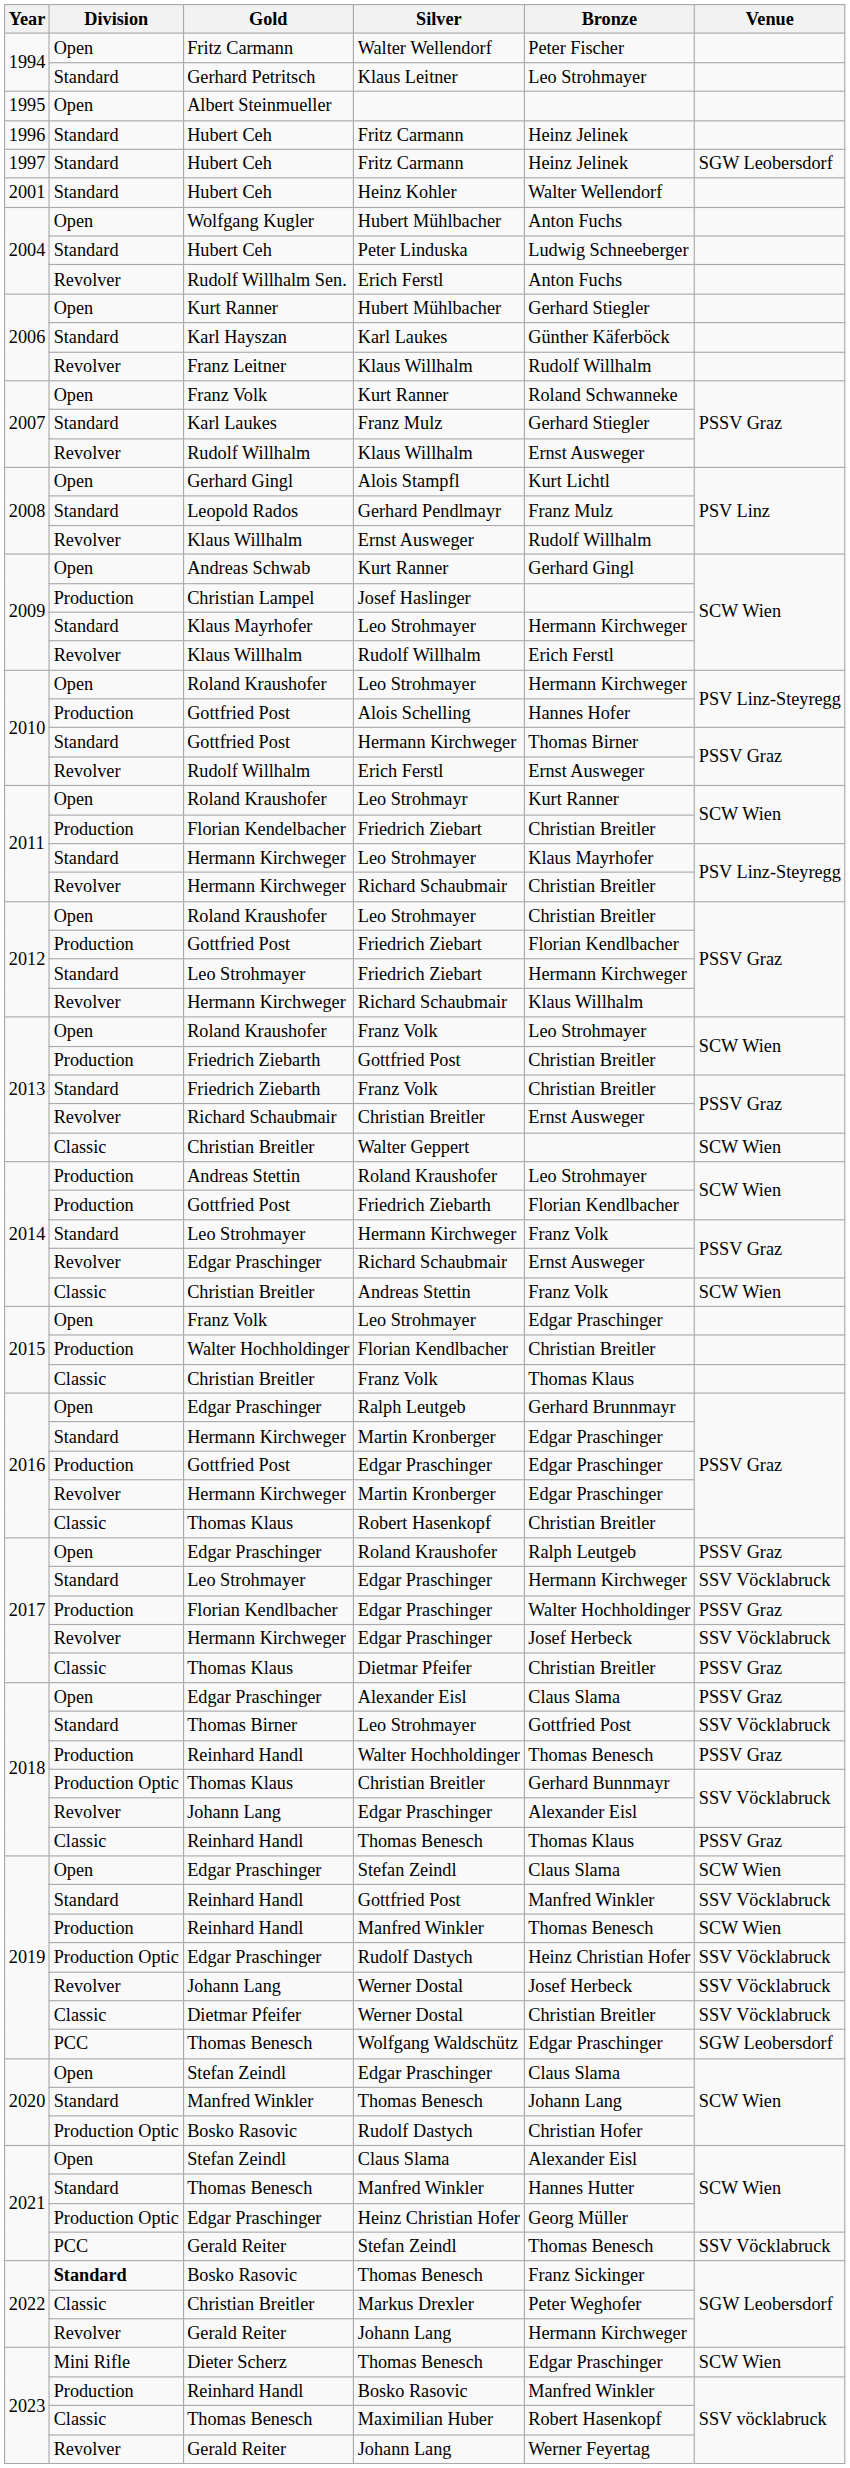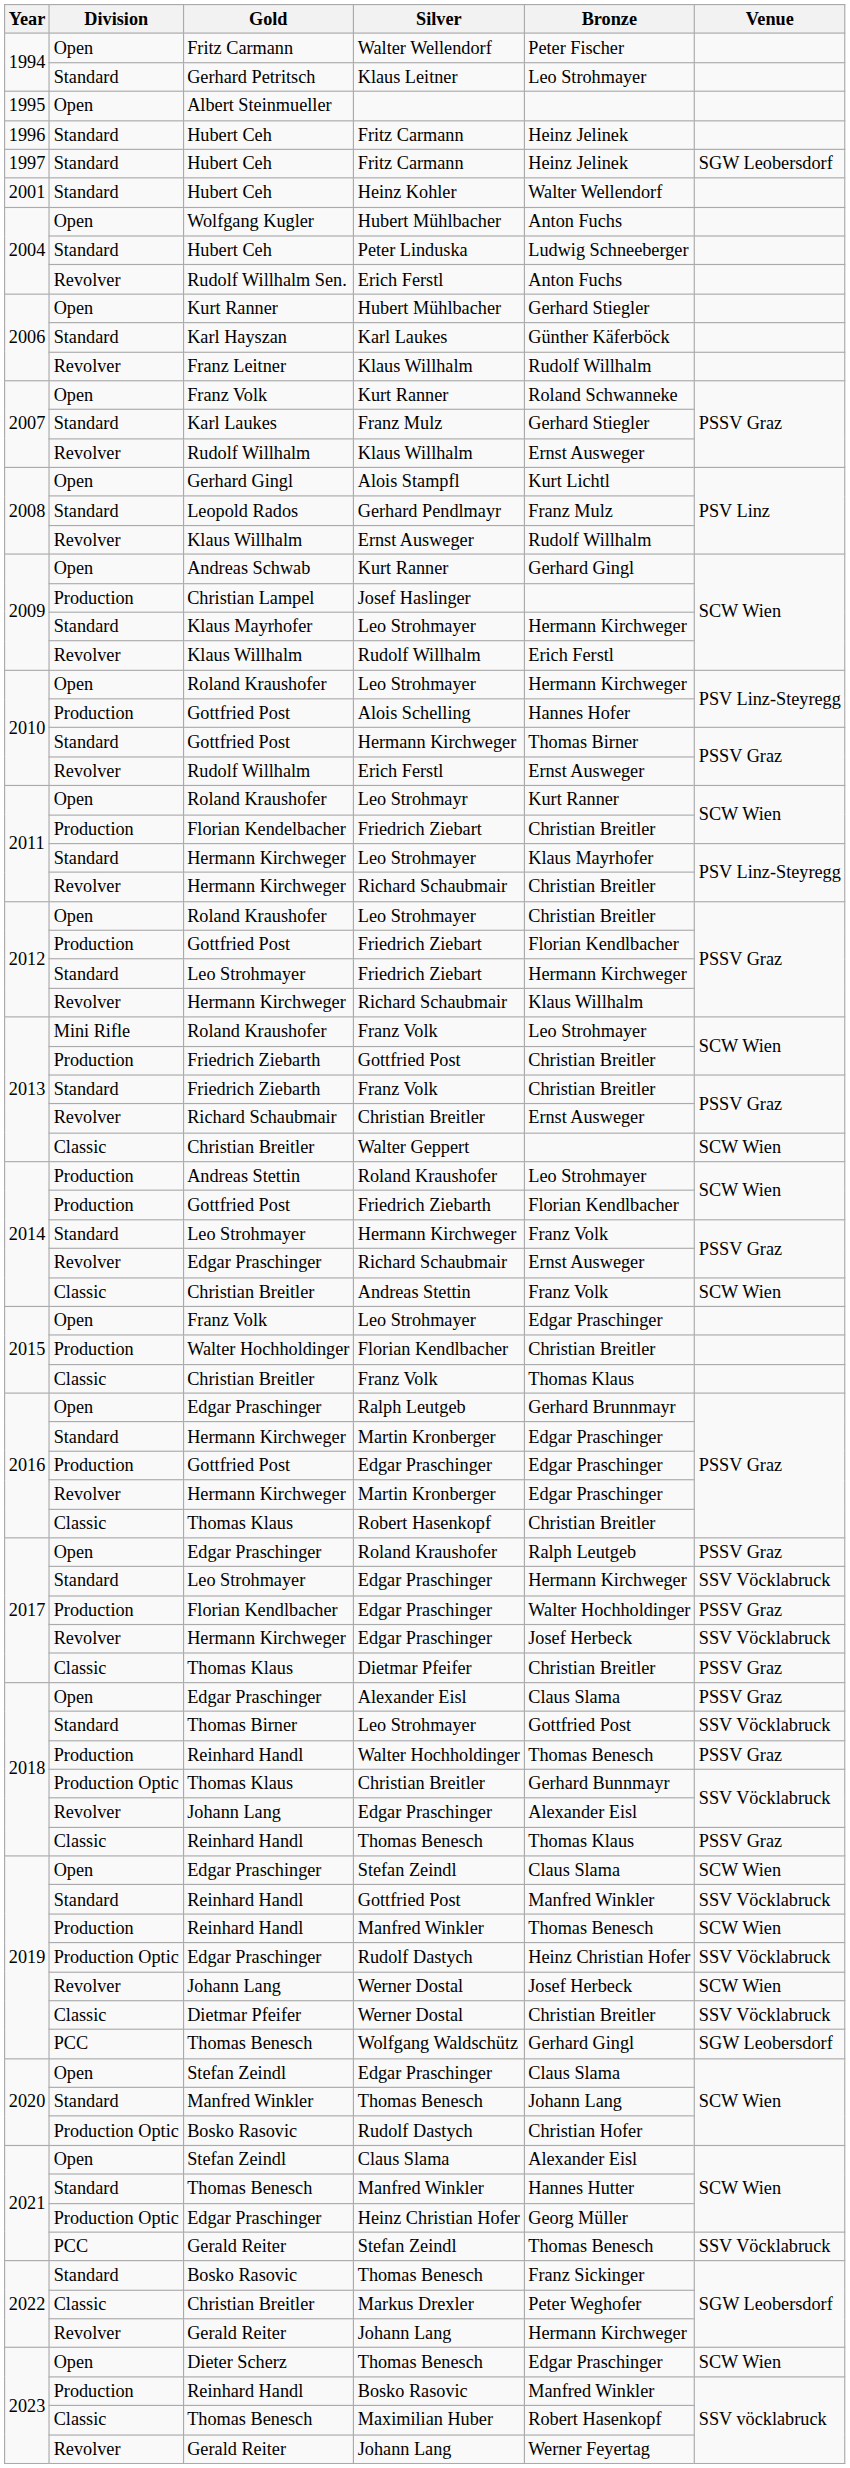(73, 1031) Open -> (92, 1031) Mini Rifle
(765, 1986) SSV Vöcklabruck -> (740, 1986) SCW Wien
(595, 2043) Edgar Praschinger -> (581, 2043) Gerhard Gingl
(90, 2275) bold -> (86, 2275) normal
(92, 2362) Mini Rifle -> (73, 2362) Open
